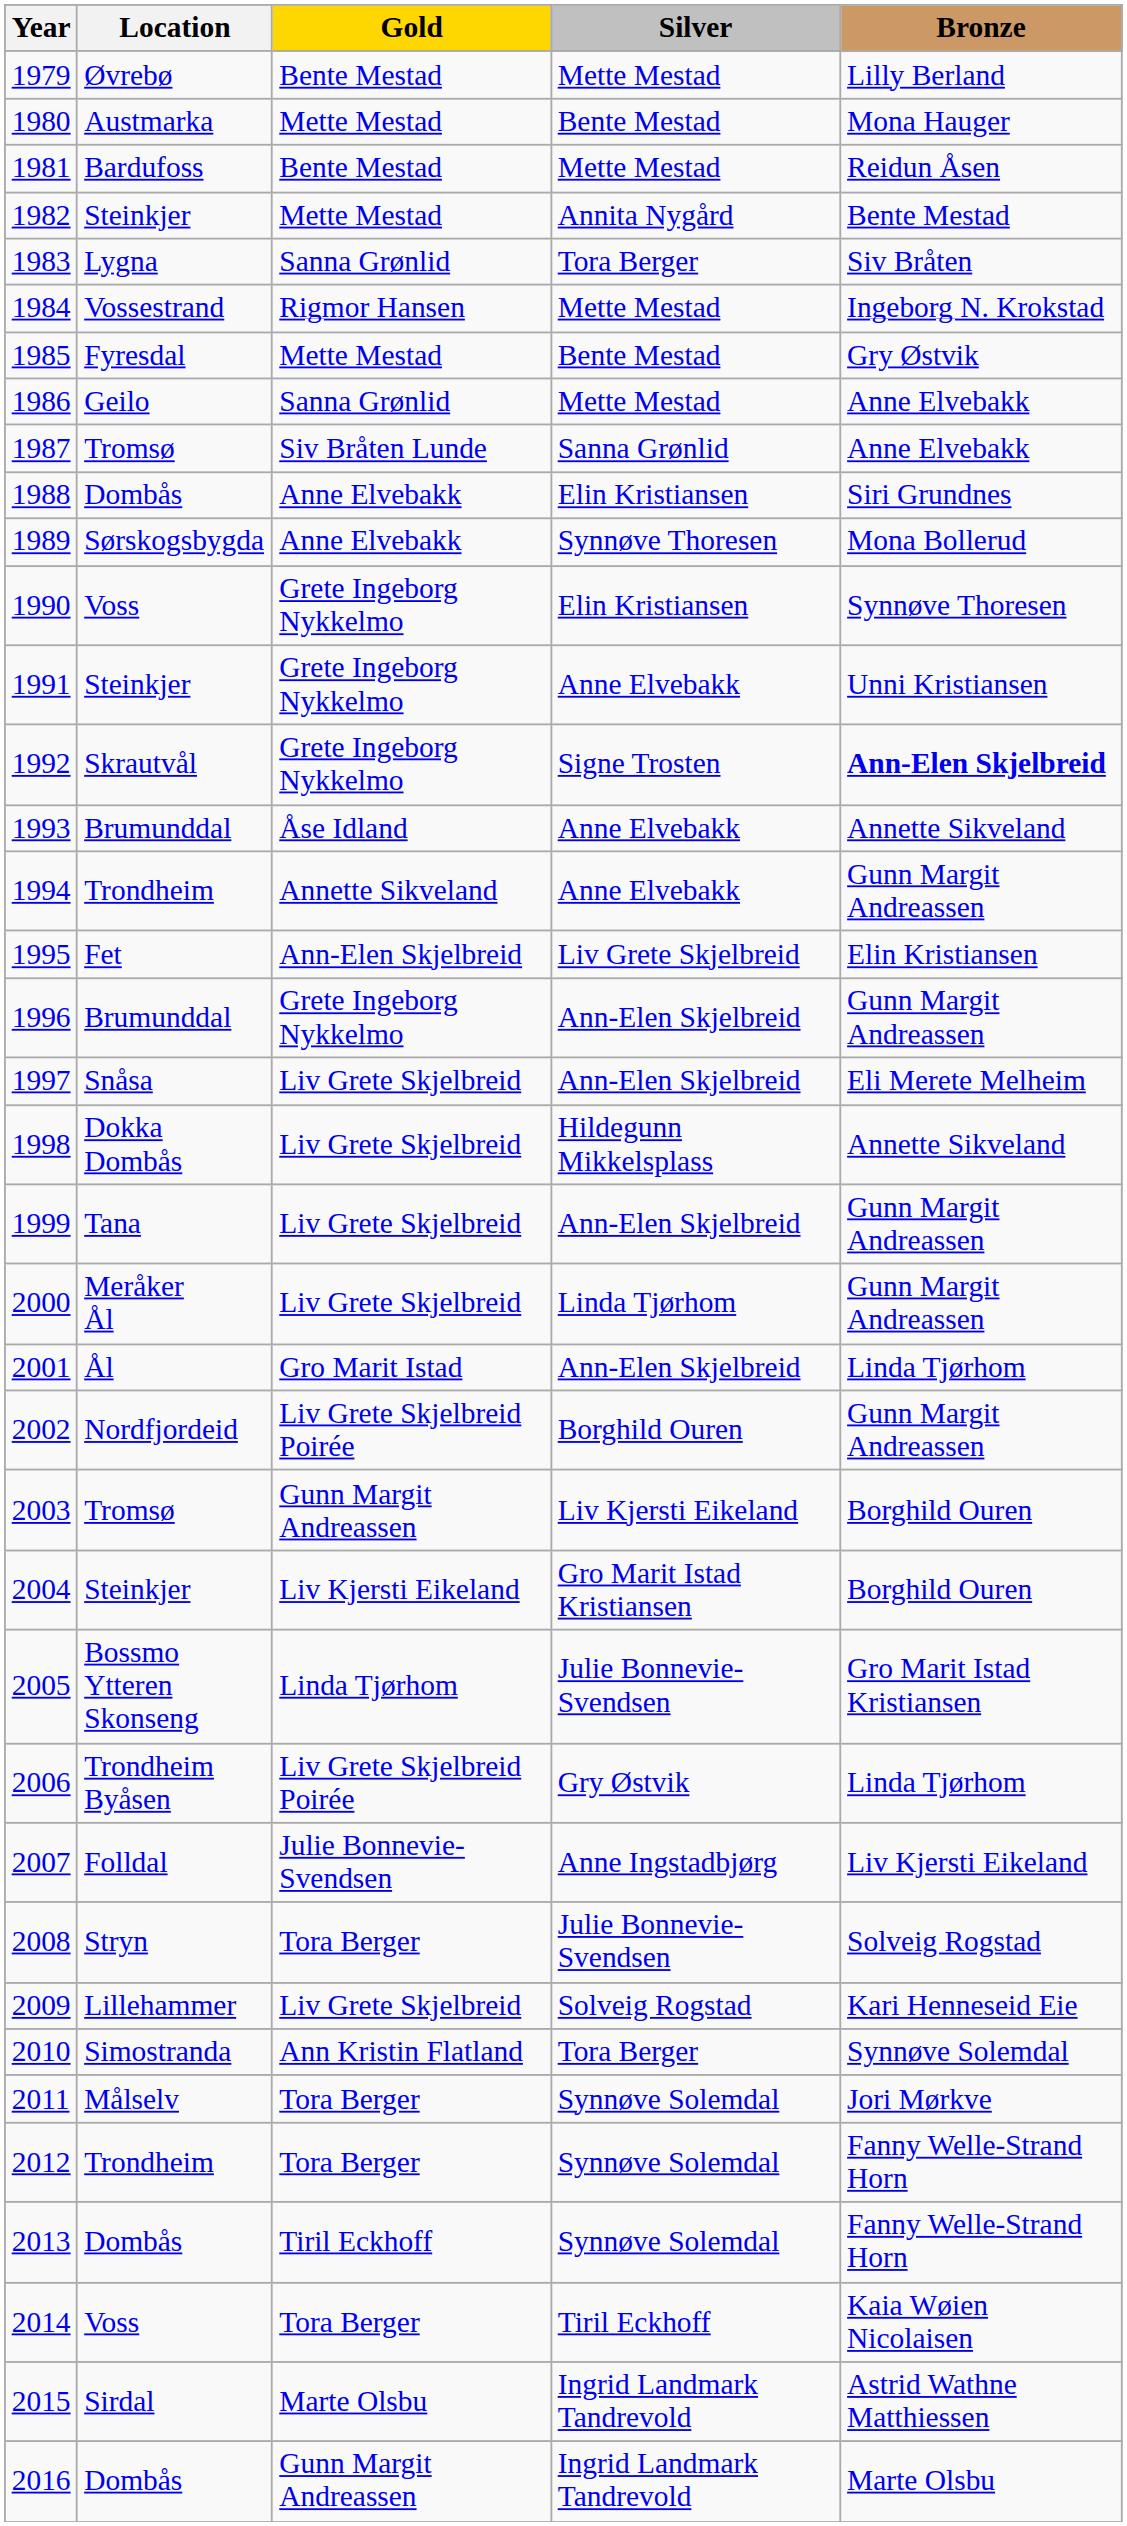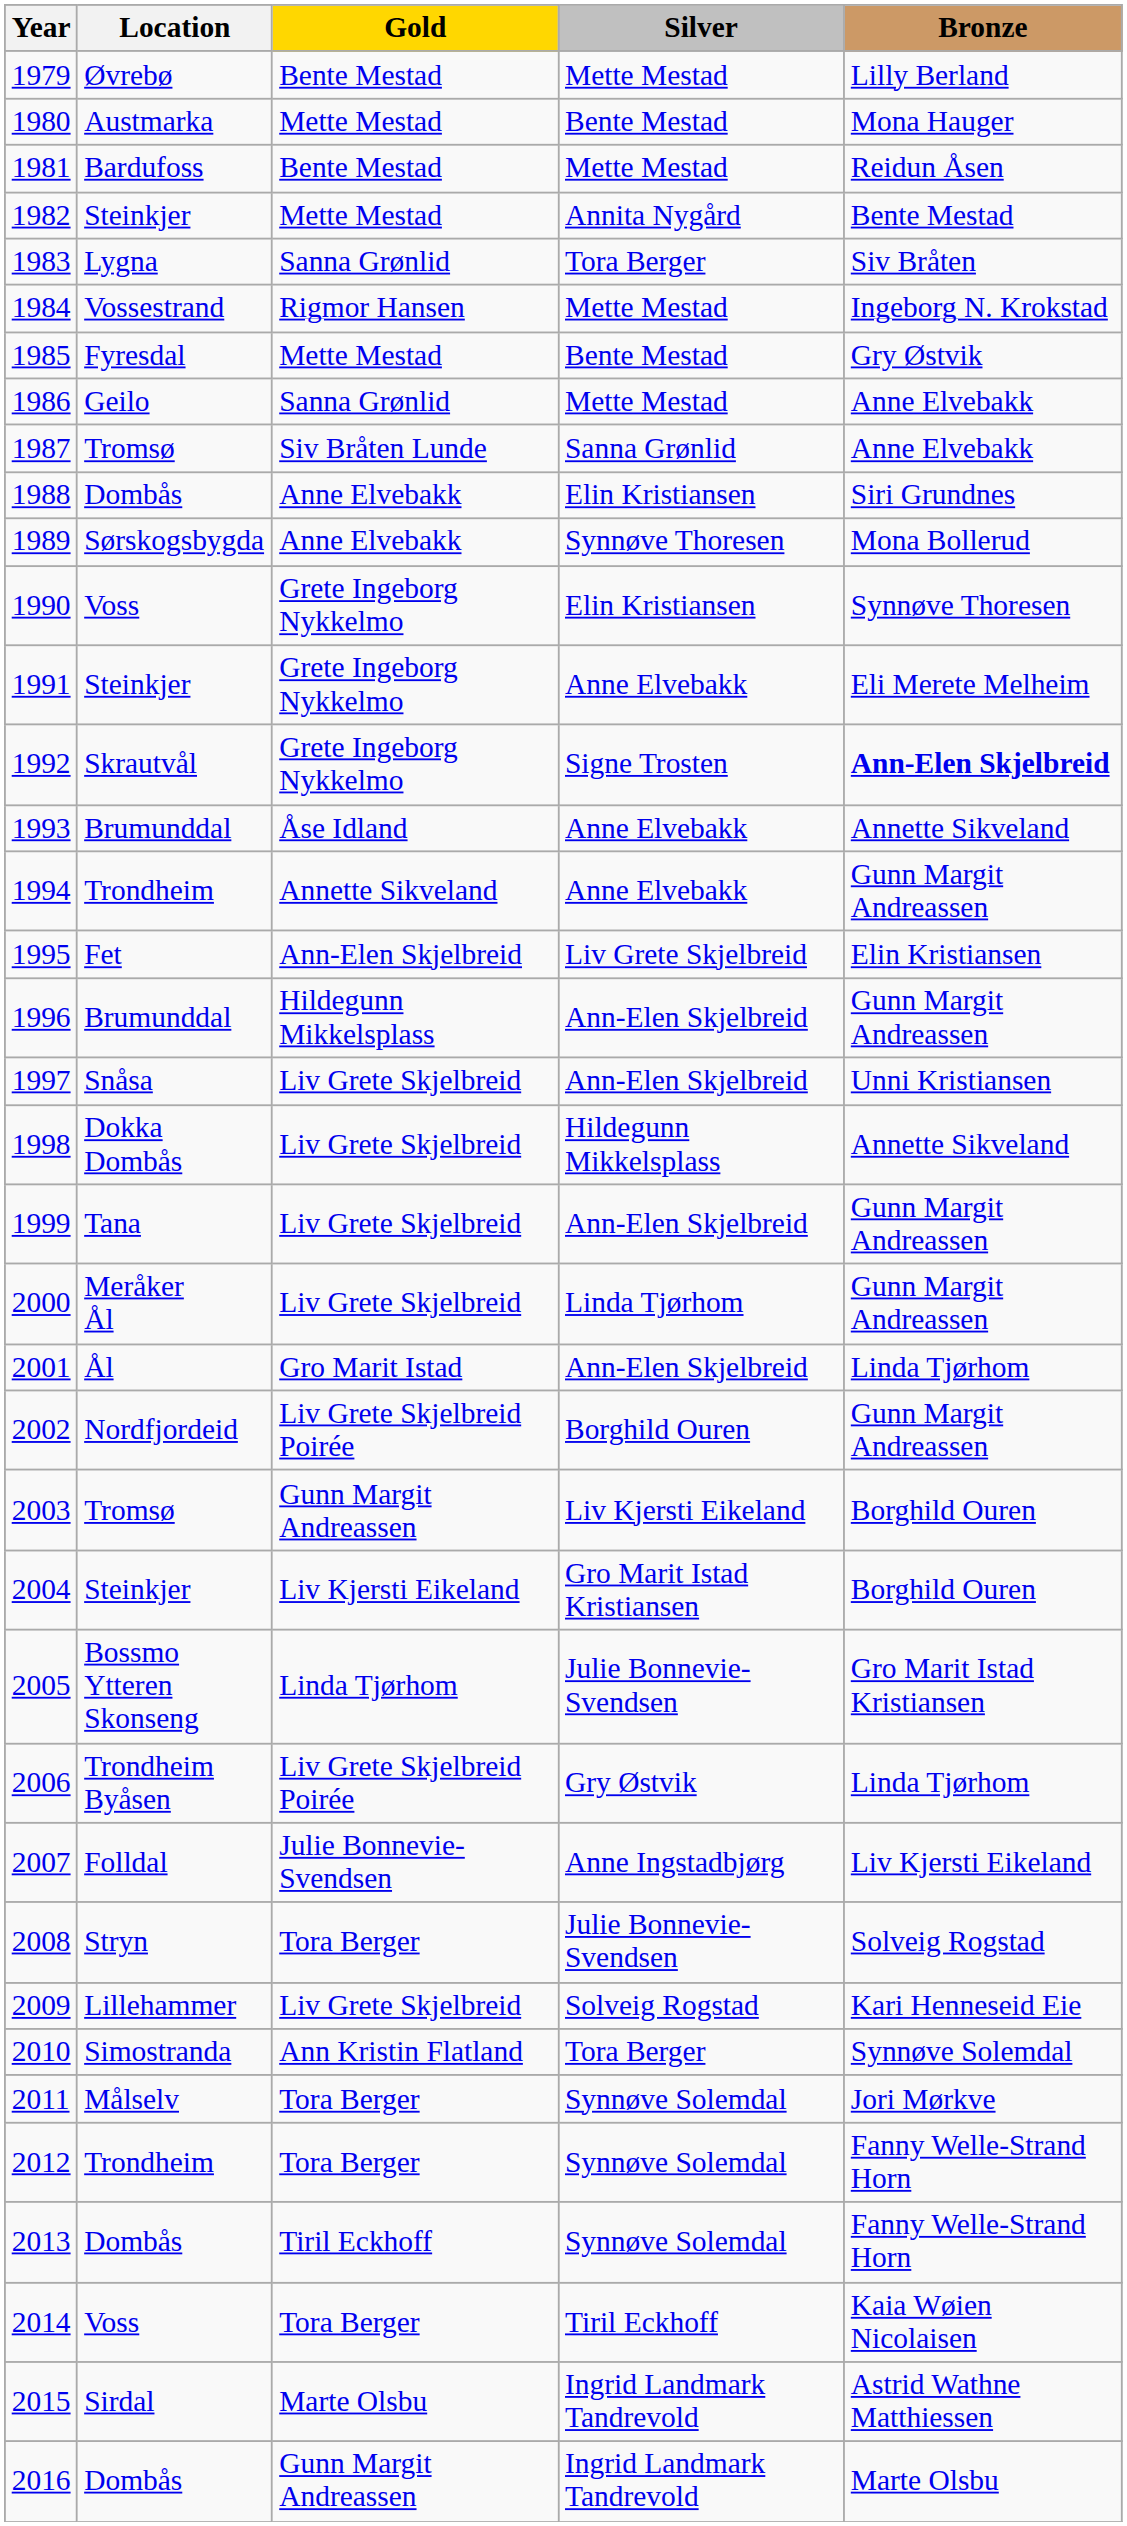(947, 684) Unni Kristiansen -> (970, 684) Eli Merete Melheim
(368, 1017) Grete Ingeborg Nykkelmo -> (357, 1017) Hildegunn Mikkelsplass
(966, 1080) Eli Merete Melheim -> (951, 1080) Unni Kristiansen
